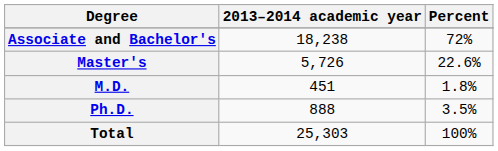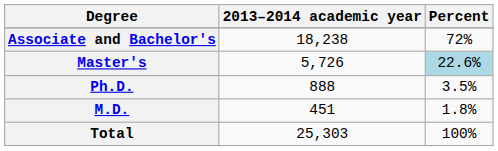(459, 63) no background -> (459, 63) lightblue background
rows swapped: (112, 110) <-> (112, 87)
